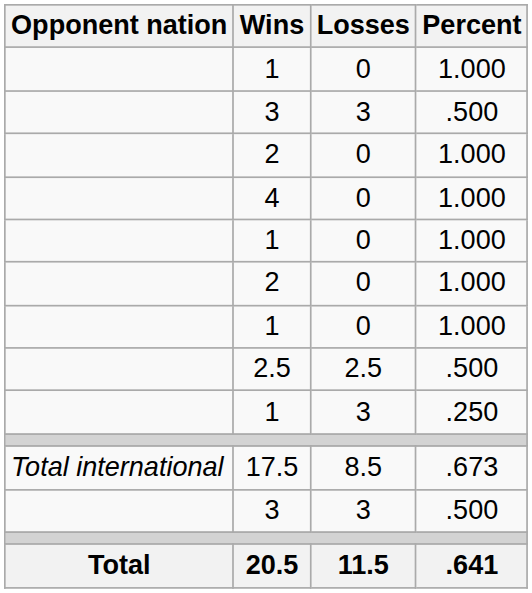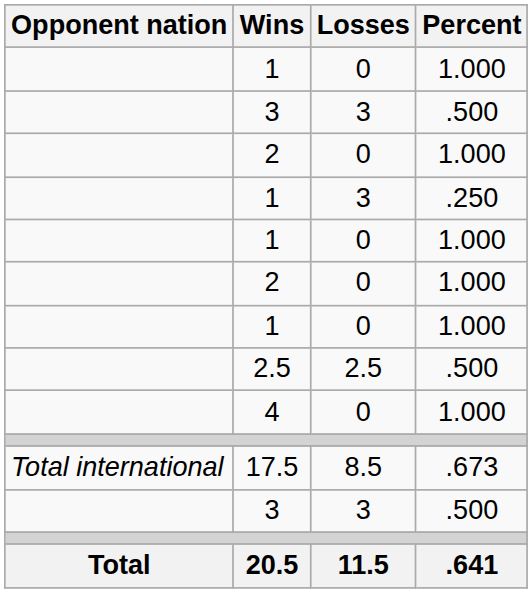rows swapped: (272, 197) <-> (272, 411)
